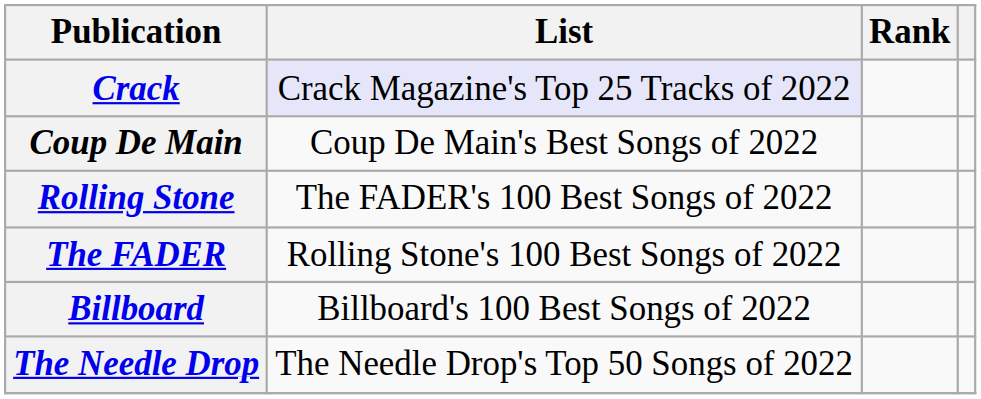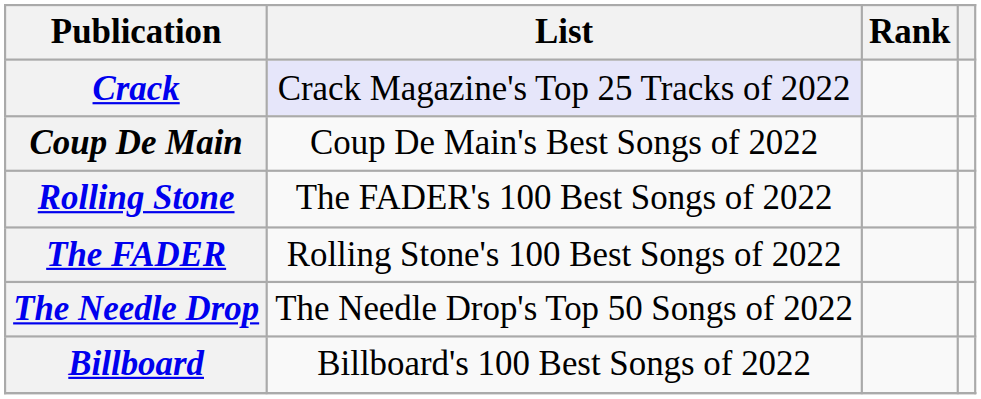rows swapped: (136, 364) <-> (136, 308)
